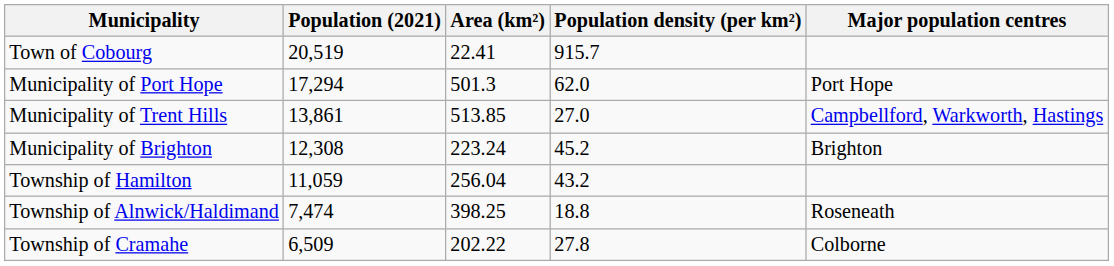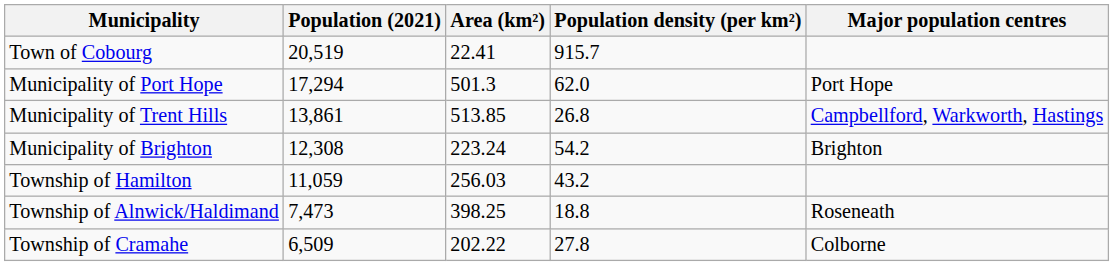(572, 116) 27.0 -> (572, 116) 26.8
(572, 148) 45.2 -> (572, 148) 54.2
(478, 180) 256.04 -> (478, 180) 256.03
(311, 212) 7,474 -> (311, 212) 7,473
